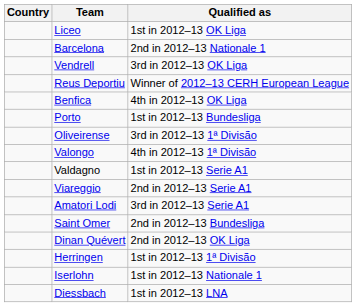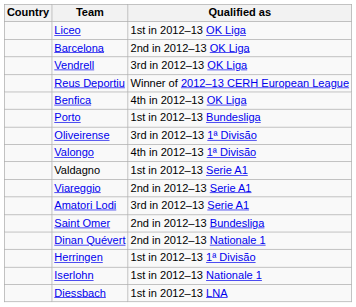(198, 48) 2nd in 2012–13 Nationale 1 -> (190, 48) 2nd in 2012–13 OK Liga
(190, 240) 2nd in 2012–13 OK Liga -> (198, 240) 2nd in 2012–13 Nationale 1
